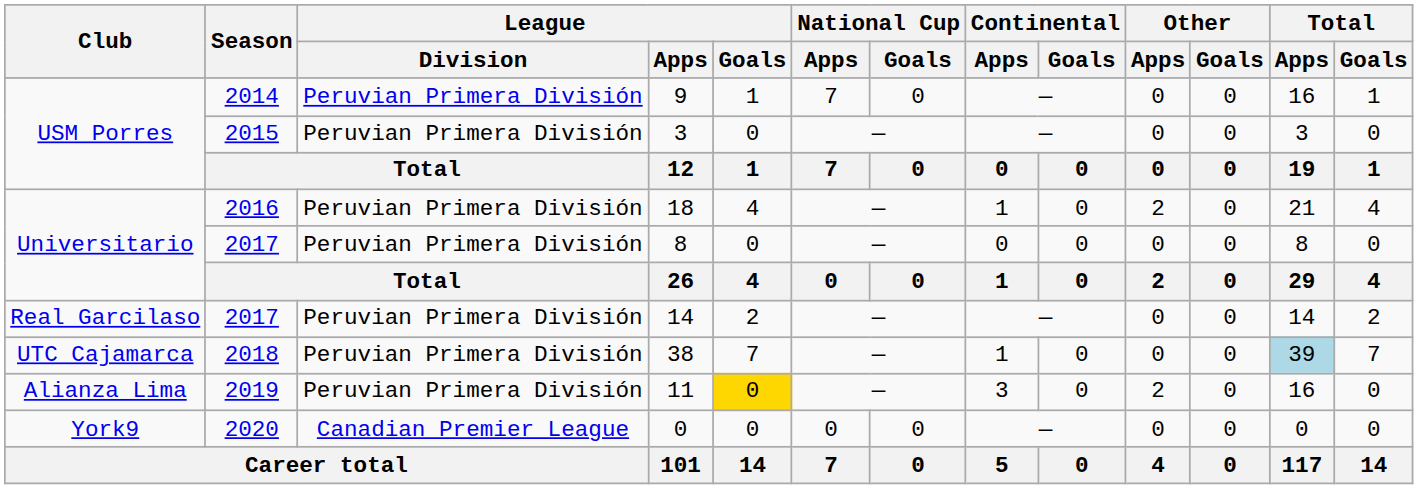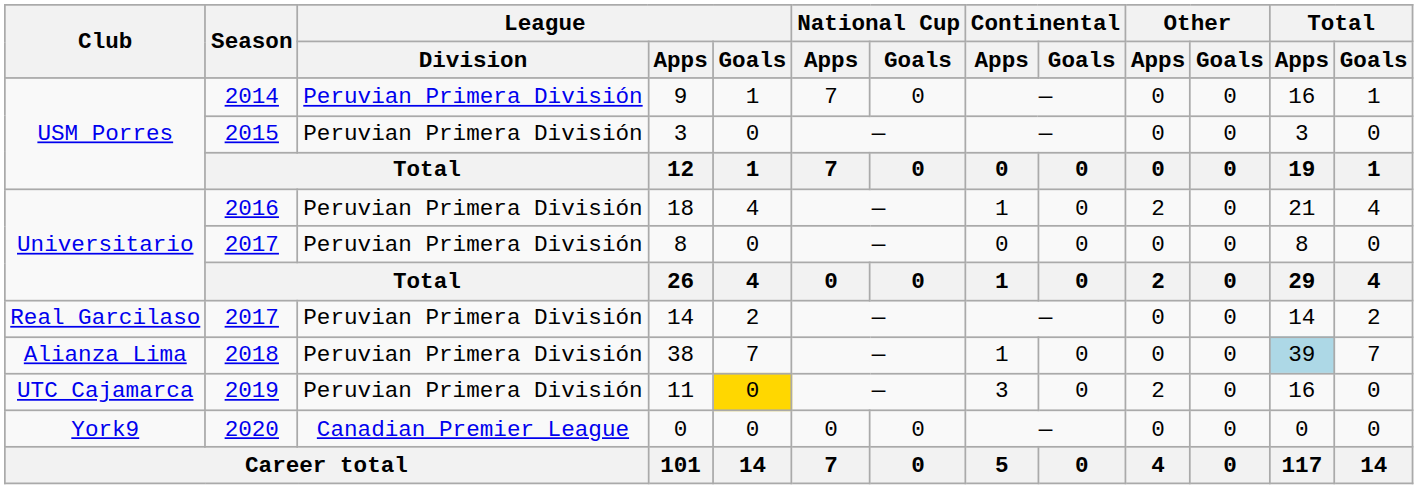(105, 355) UTC Cajamarca -> (105, 355) Alianza Lima
(105, 392) Alianza Lima -> (105, 392) UTC Cajamarca
